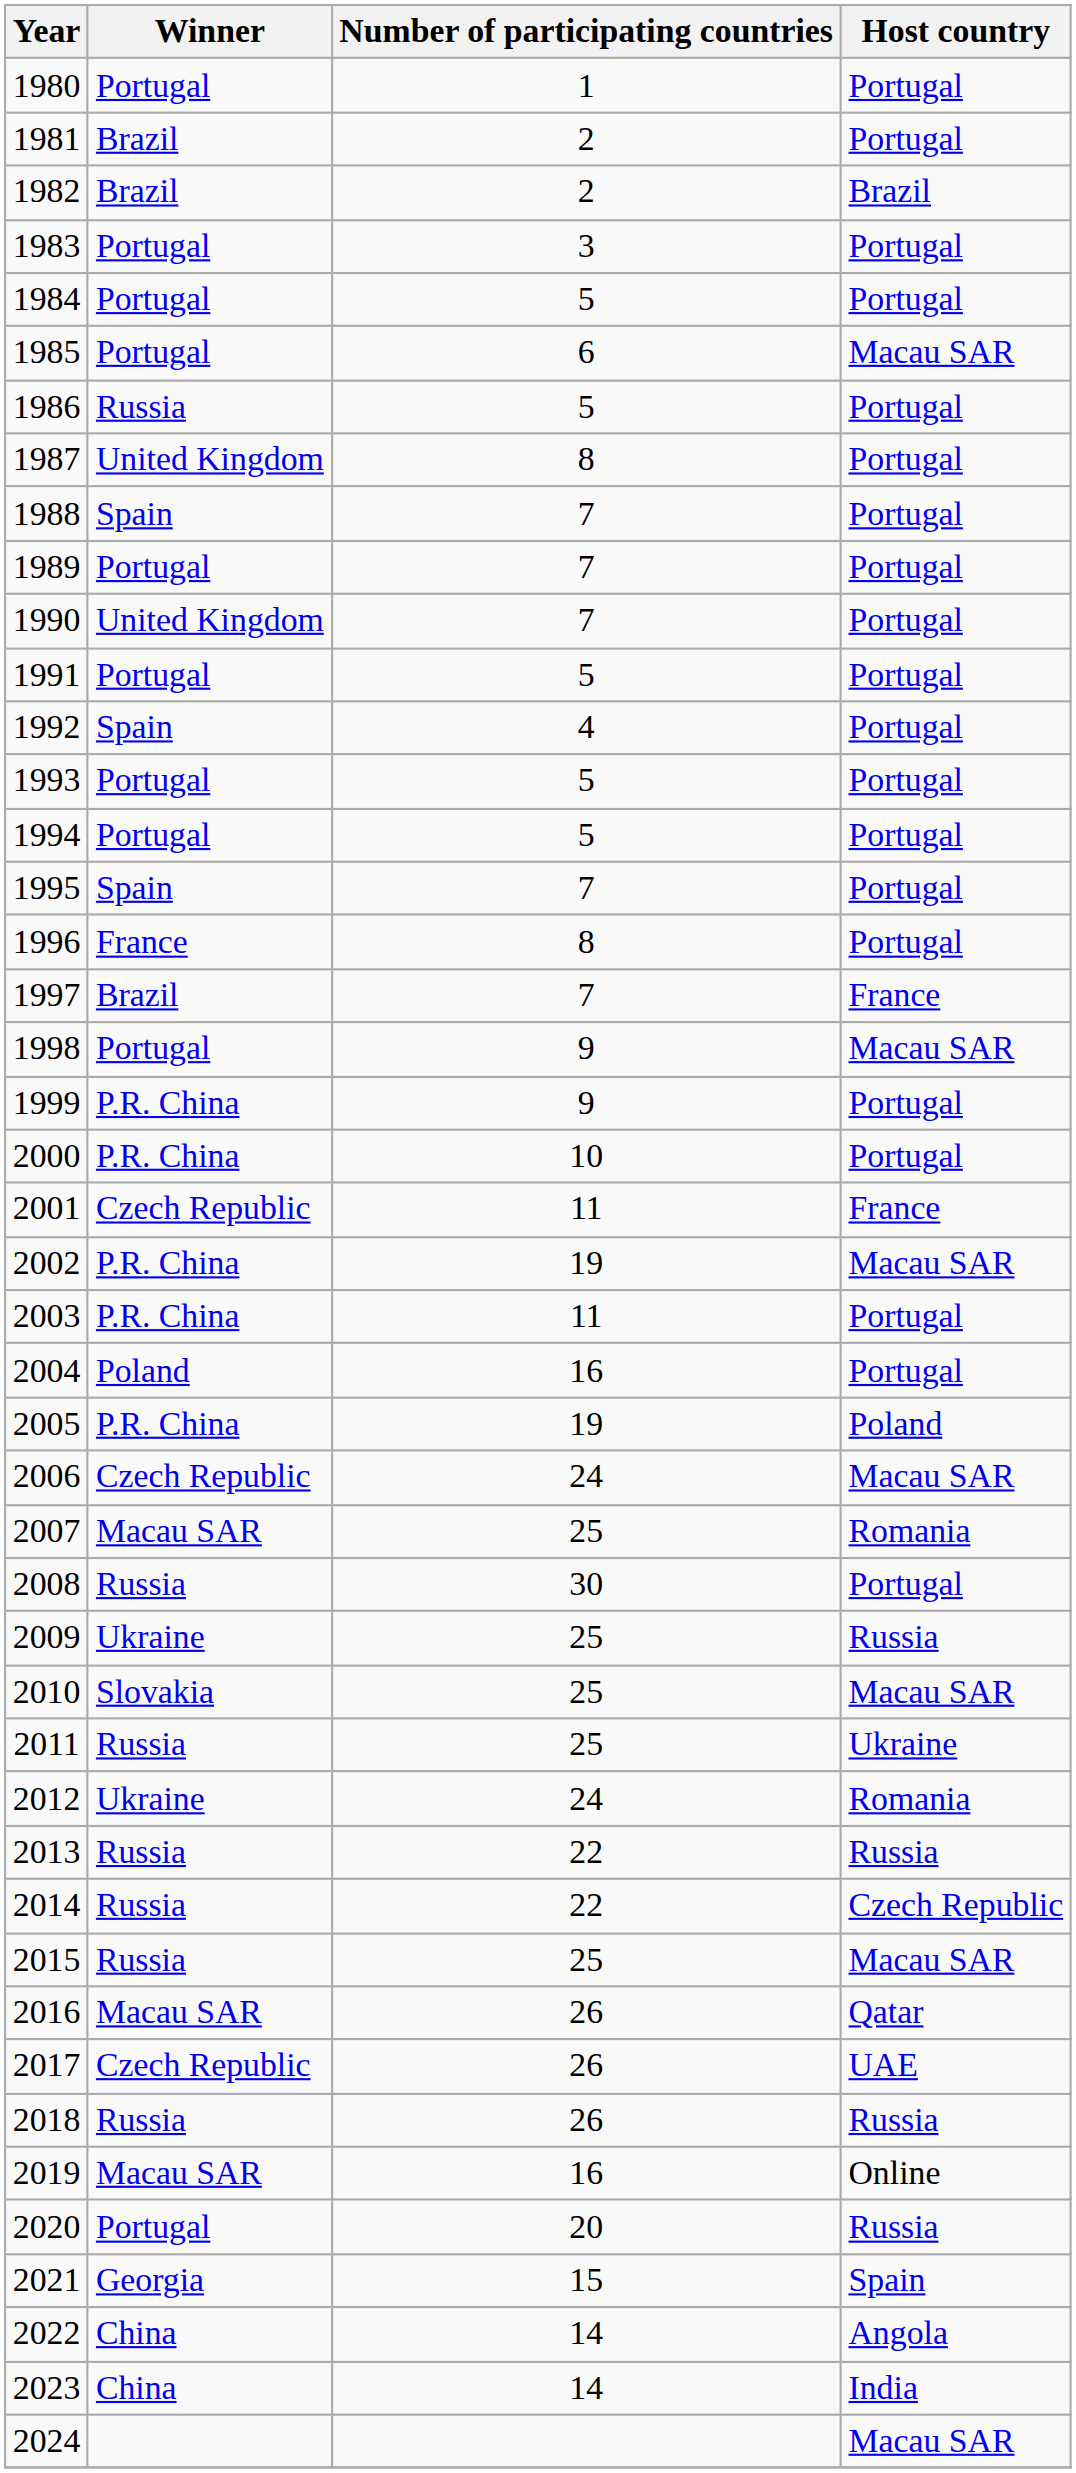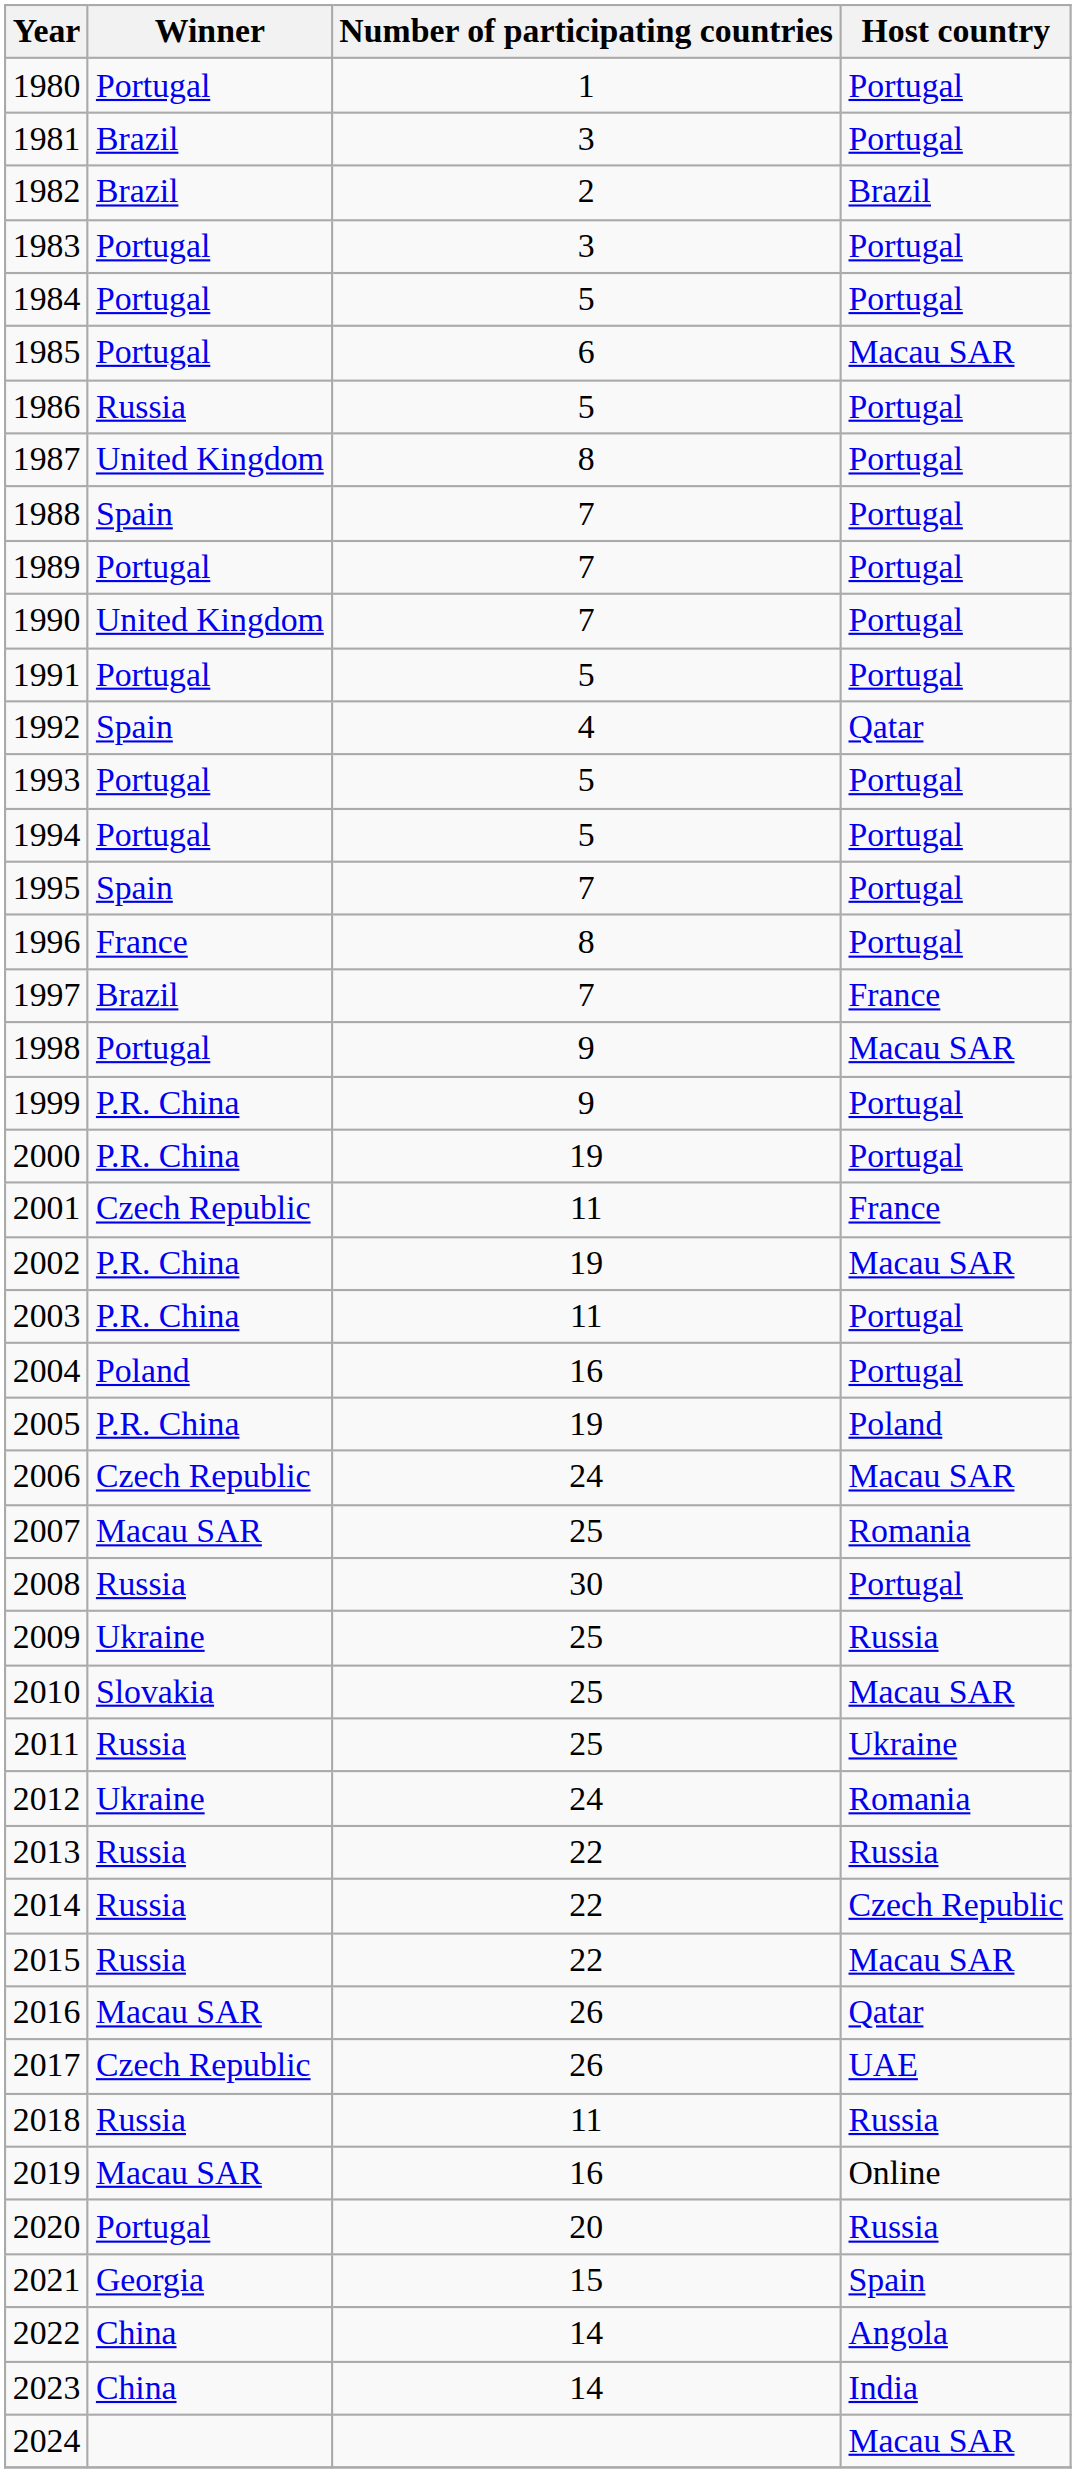(586, 138) 2 -> (586, 138) 3
(906, 727) Portugal -> (886, 727) Qatar
(586, 1155) 10 -> (586, 1155) 19
(586, 1958) 25 -> (586, 1958) 22
(586, 2119) 26 -> (586, 2119) 11
